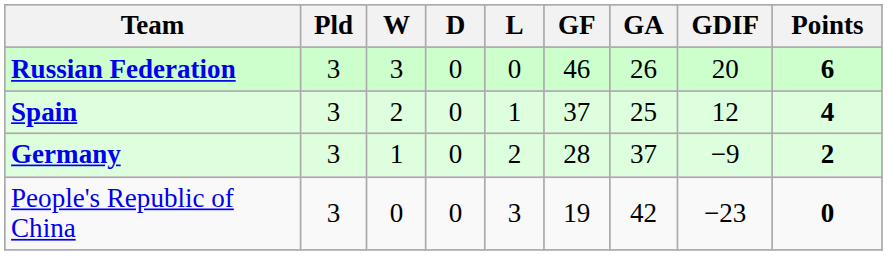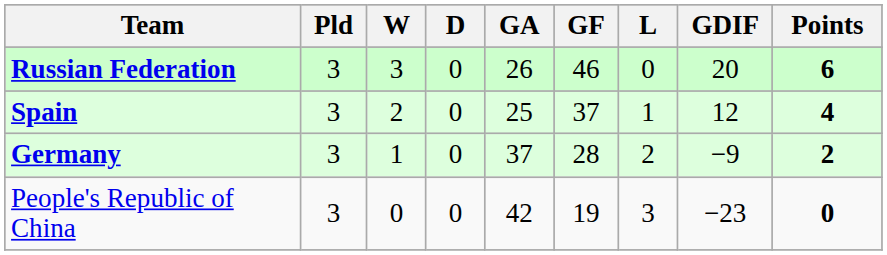columns swapped: (515, 25) <-> (643, 25)
